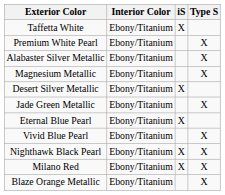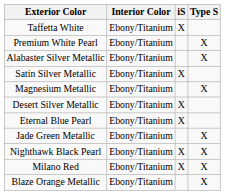+ row: (56, 74)
rows swapped: (56, 105) <-> (56, 120)
- row: (56, 136)
